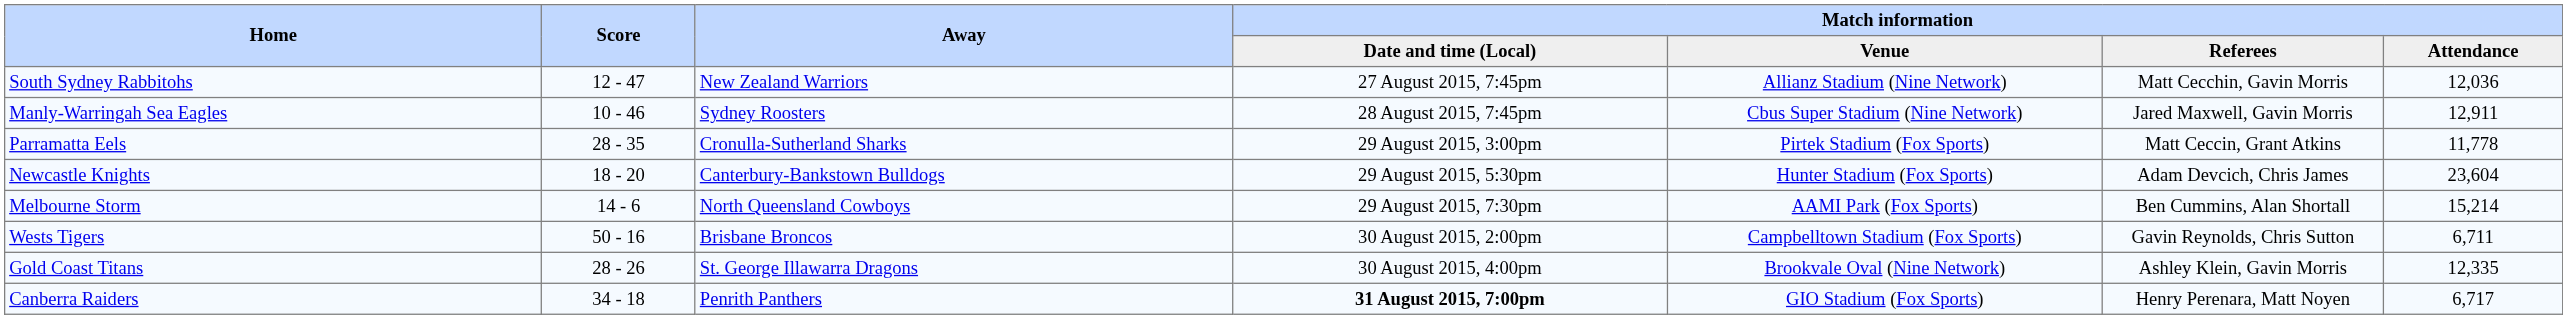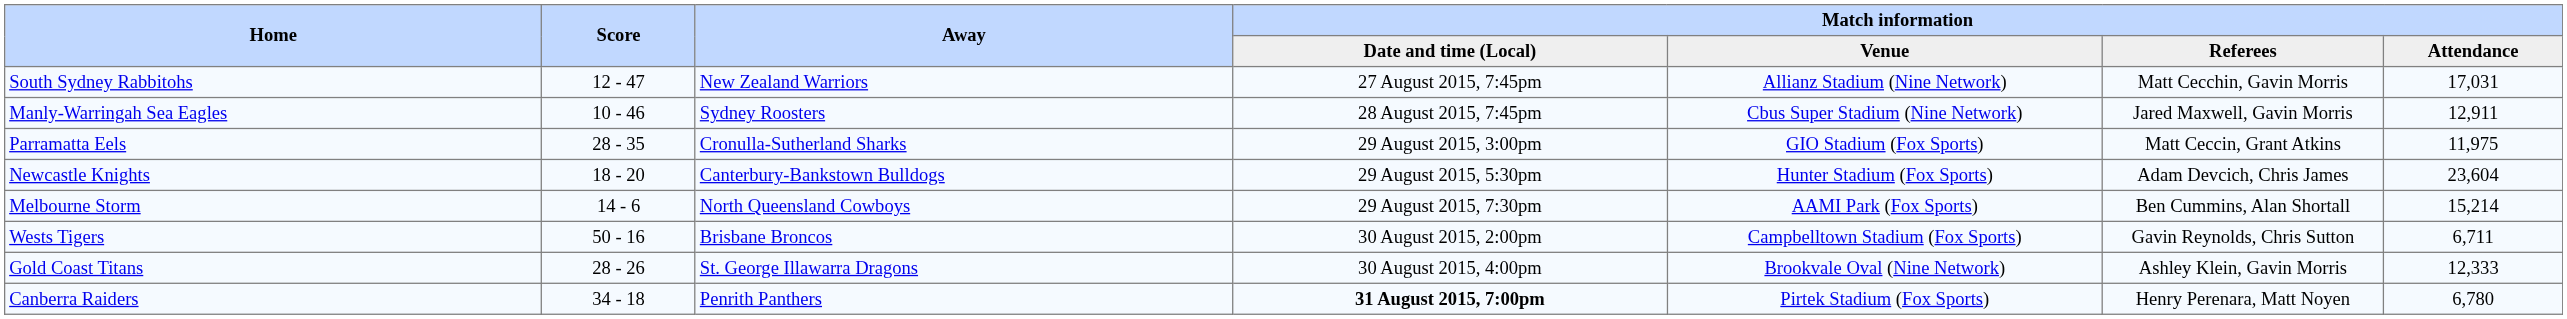(2473, 81) 12,036 -> (2473, 81) 17,031
(1885, 143) Pirtek Stadium (Fox Sports) -> (1885, 143) GIO Stadium (Fox Sports)
(2473, 143) 11,778 -> (2473, 143) 11,975
(2473, 267) 12,335 -> (2473, 267) 12,333
(1885, 298) GIO Stadium (Fox Sports) -> (1885, 298) Pirtek Stadium (Fox Sports)
(2473, 298) 6,717 -> (2473, 298) 6,780
